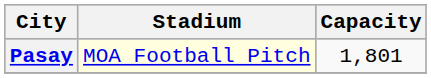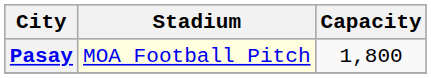(371, 56) 1,801 -> (371, 56) 1,800
